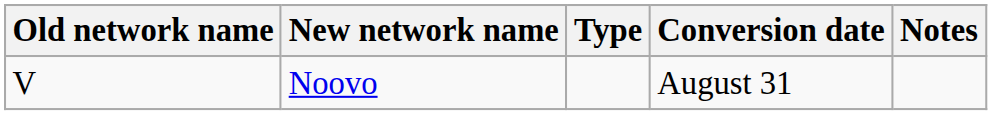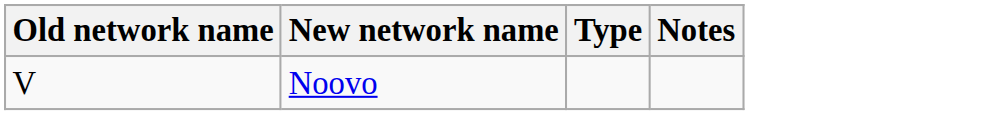- column: (771, 30)
